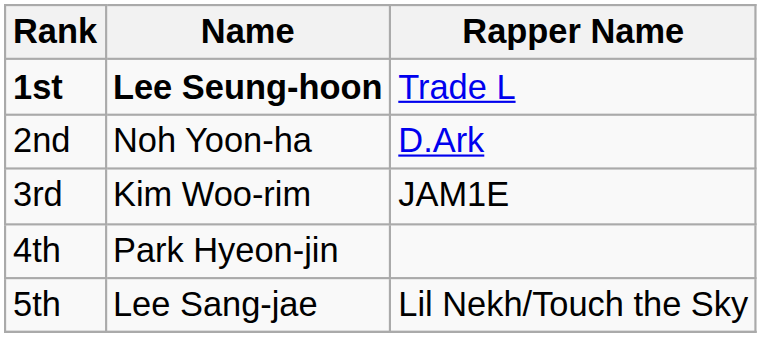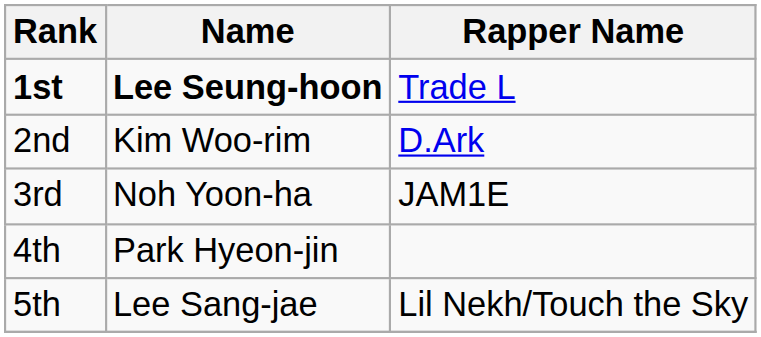(212, 140) Noh Yoon-ha -> (212, 140) Kim Woo-rim
(212, 195) Kim Woo-rim -> (212, 195) Noh Yoon-ha
